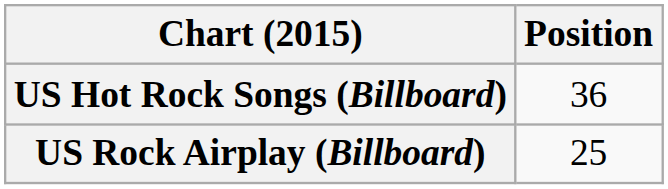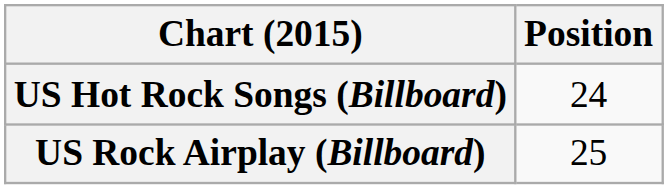(589, 93) 36 -> (589, 93) 24
